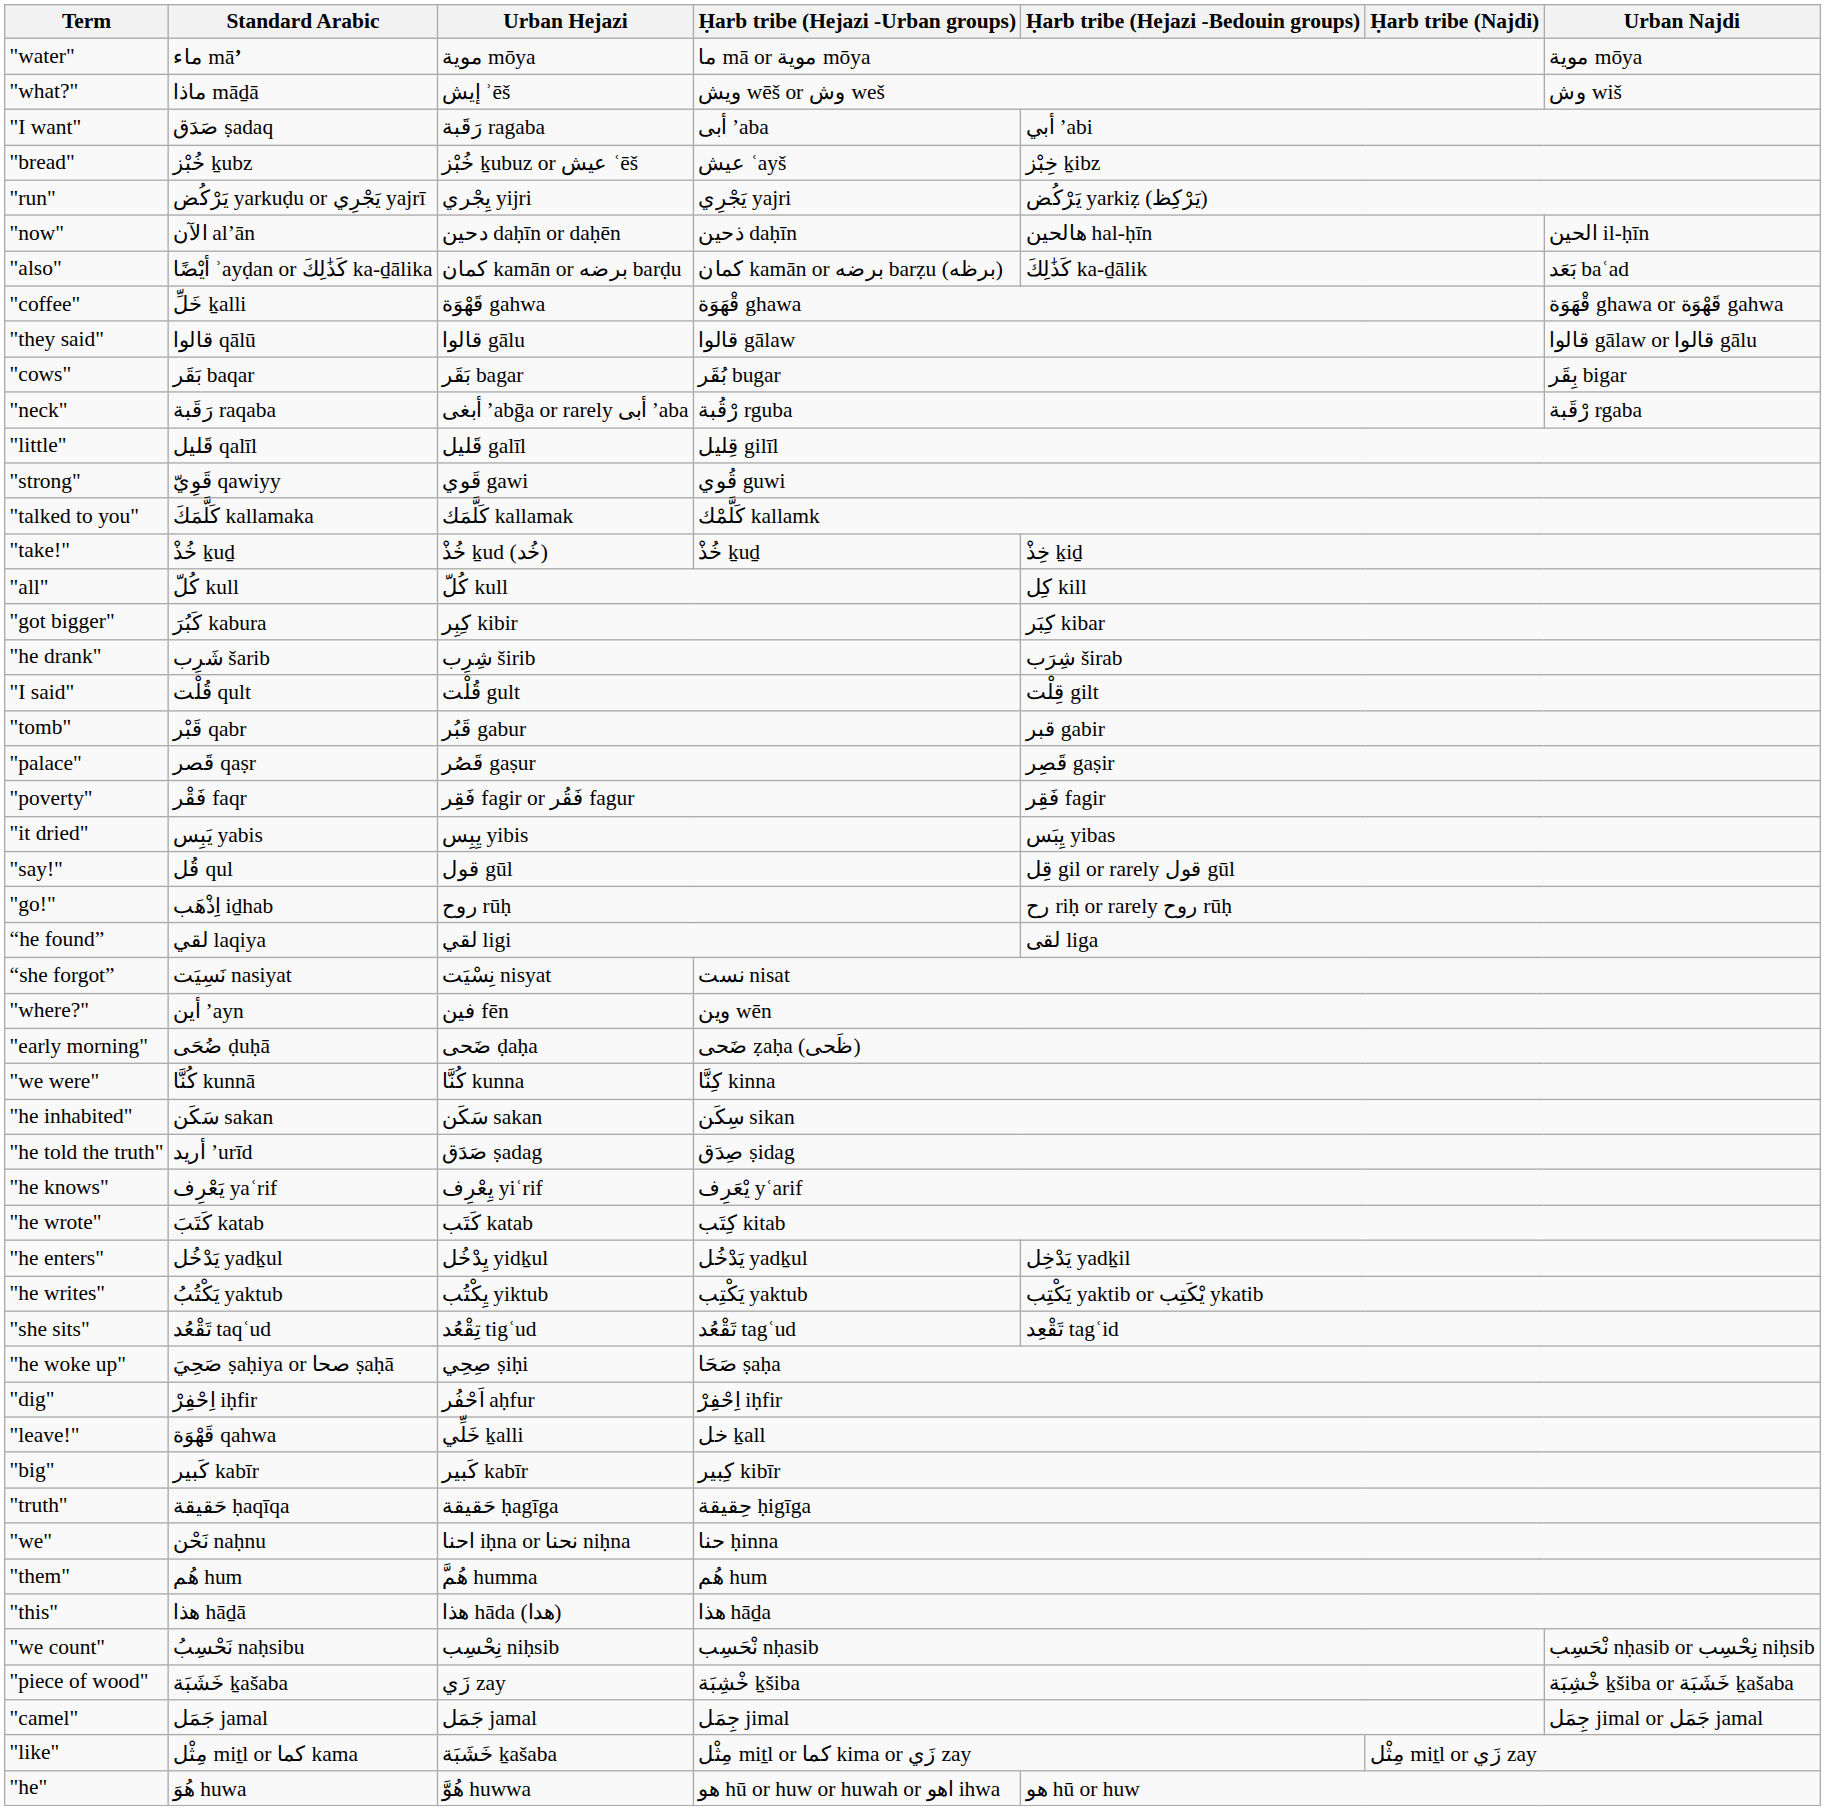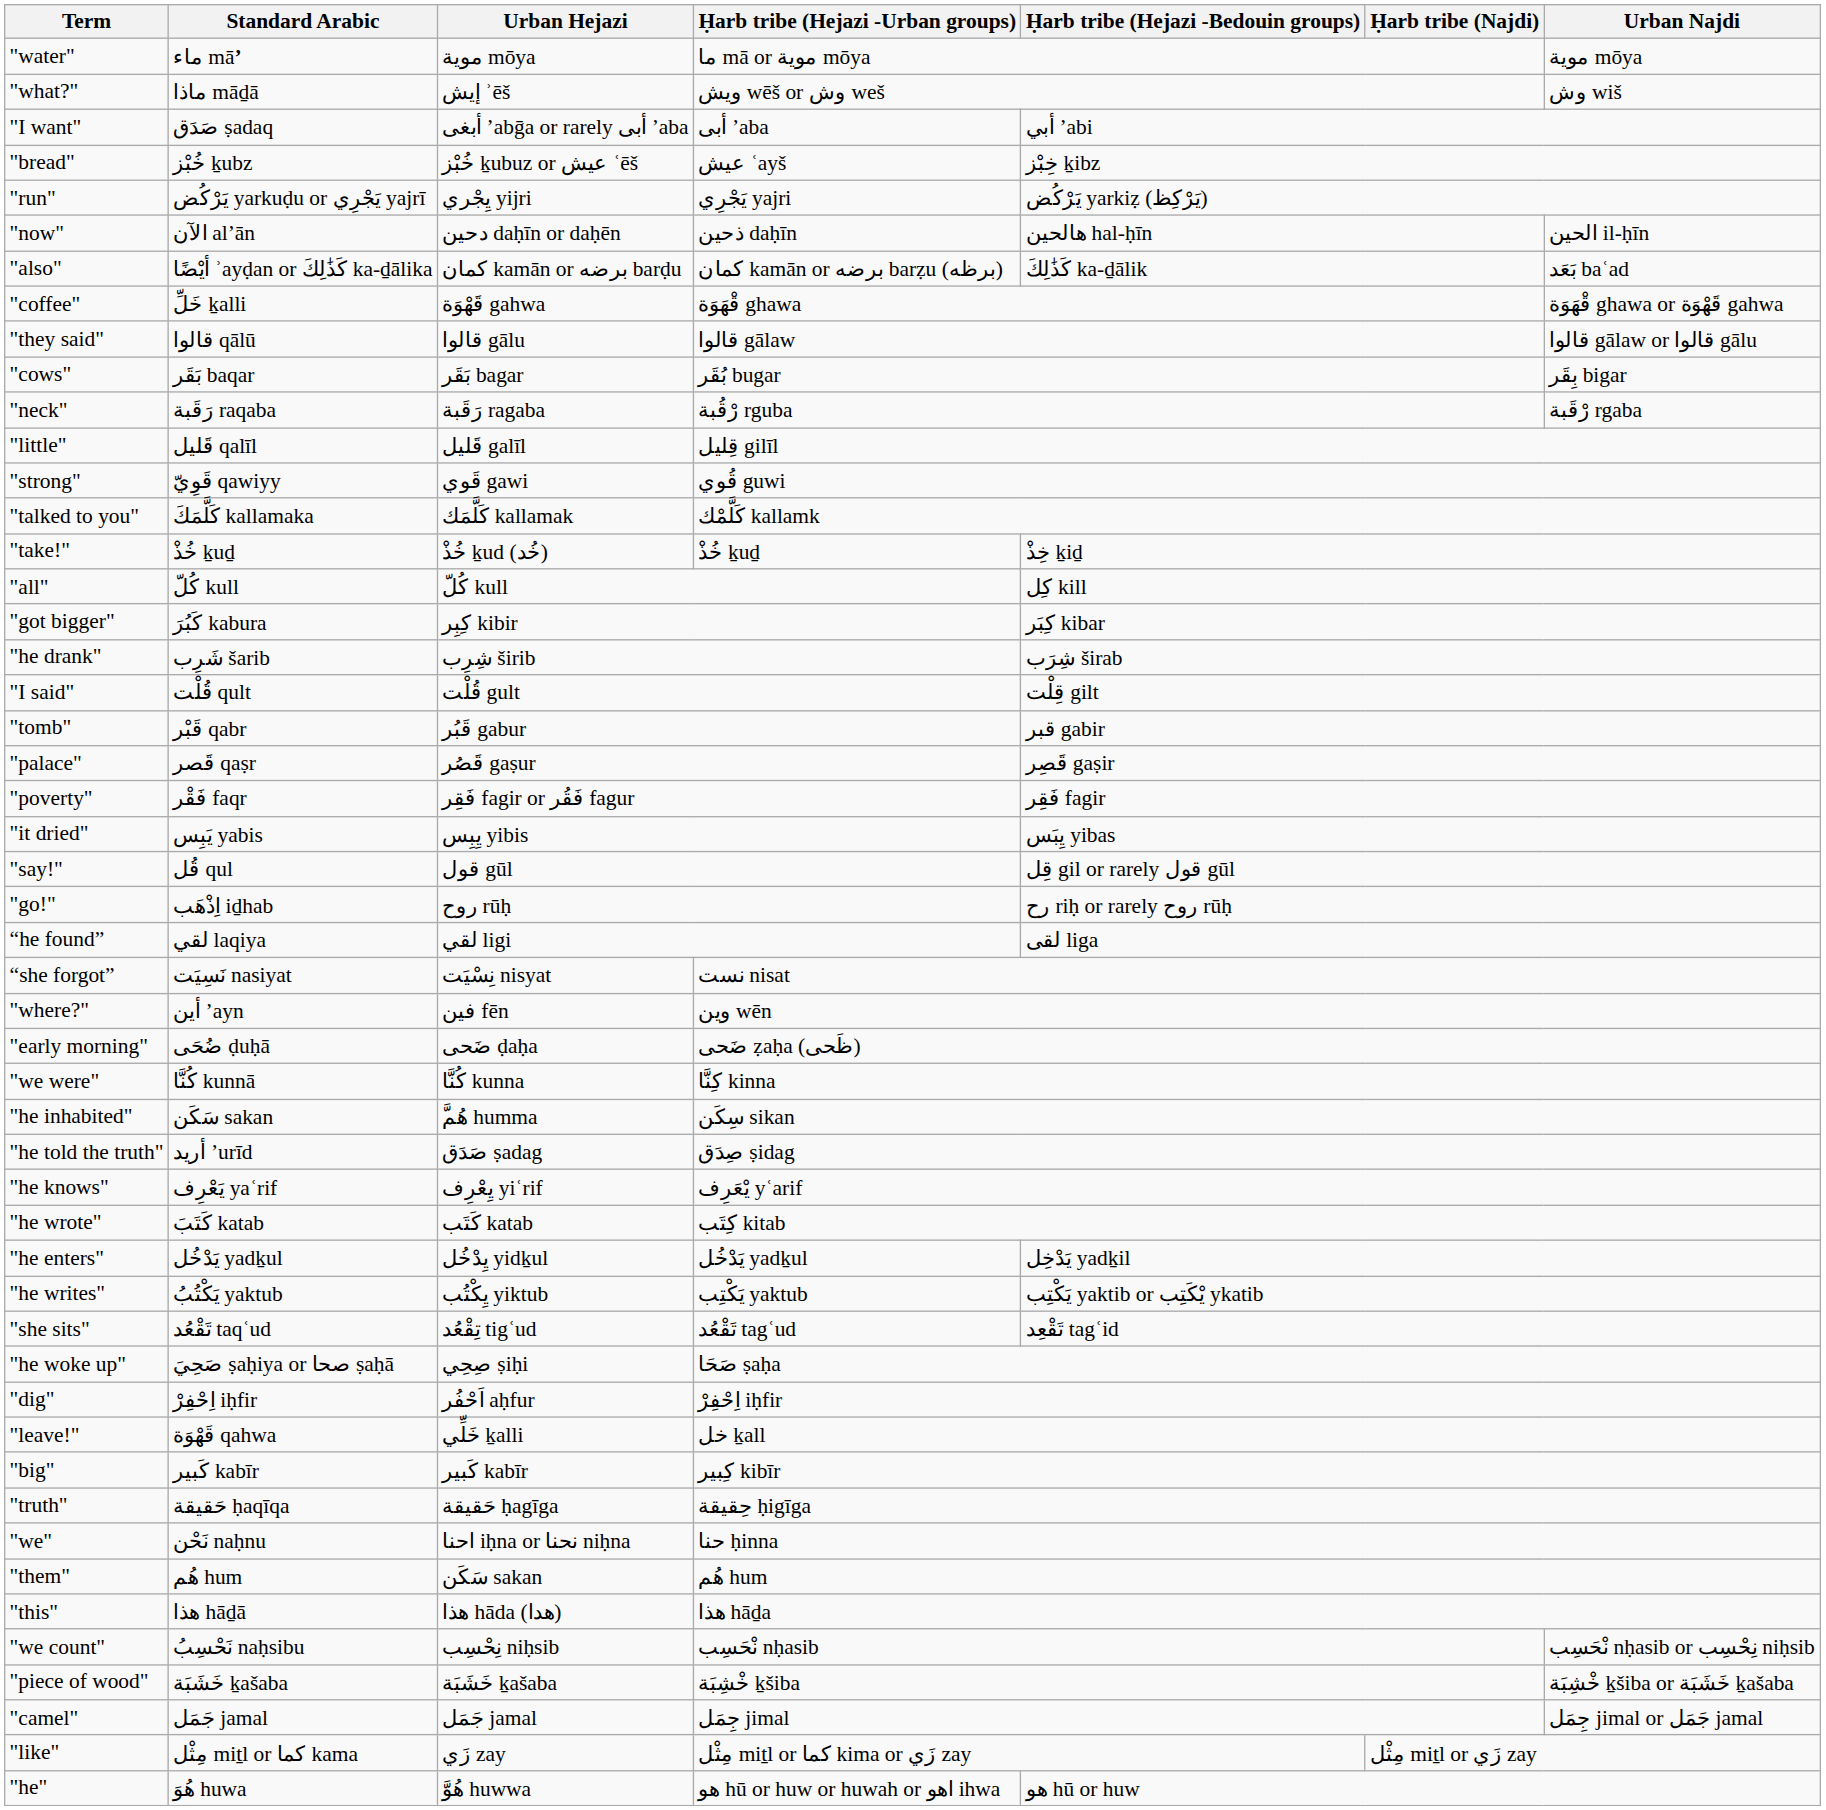(494, 127) رَقَبة ragaba -> (565, 127) أبغى ʼabḡa or rarely أبى ʼaba
(565, 410) أبغى ʼabḡa or rarely أبى ʼaba -> (494, 410) رَقَبة ragaba
(492, 1117) سَكَن sakan -> (490, 1117) َّهُم humma
(490, 1576) َّهُم humma -> (492, 1576) سَكَن sakan
(474, 1682) زَي zay -> (500, 1682) خَشَبَة ḵašaba
(500, 1753) خَشَبَة ḵašaba -> (474, 1753) زَي zay
